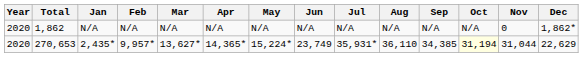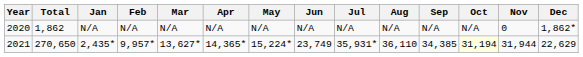(18, 44) 2020 -> (18, 44) 2021
(55, 44) 270,653 -> (55, 44) 270,650
(519, 44) 31,044 -> (519, 44) 31,944
